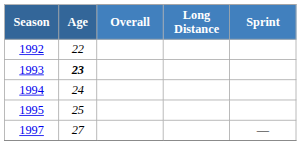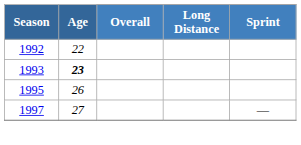- row: (32, 90)
(78, 110) 25 -> (78, 90) 26
